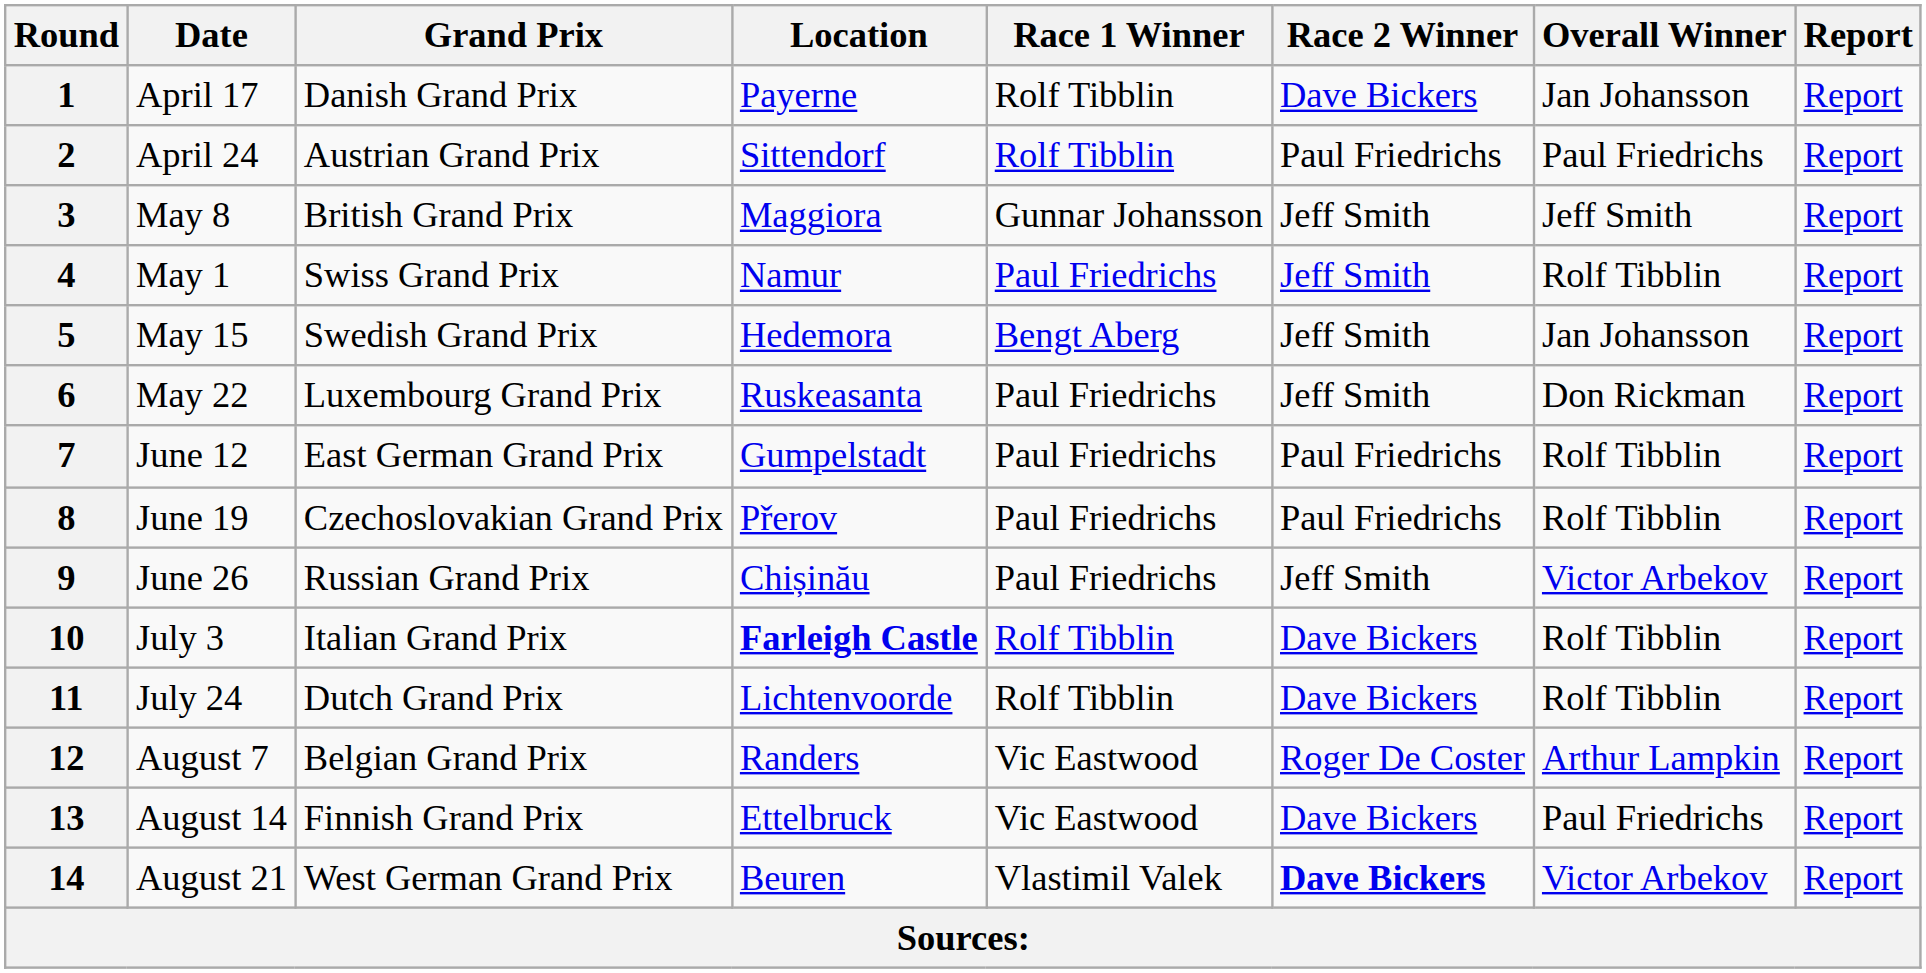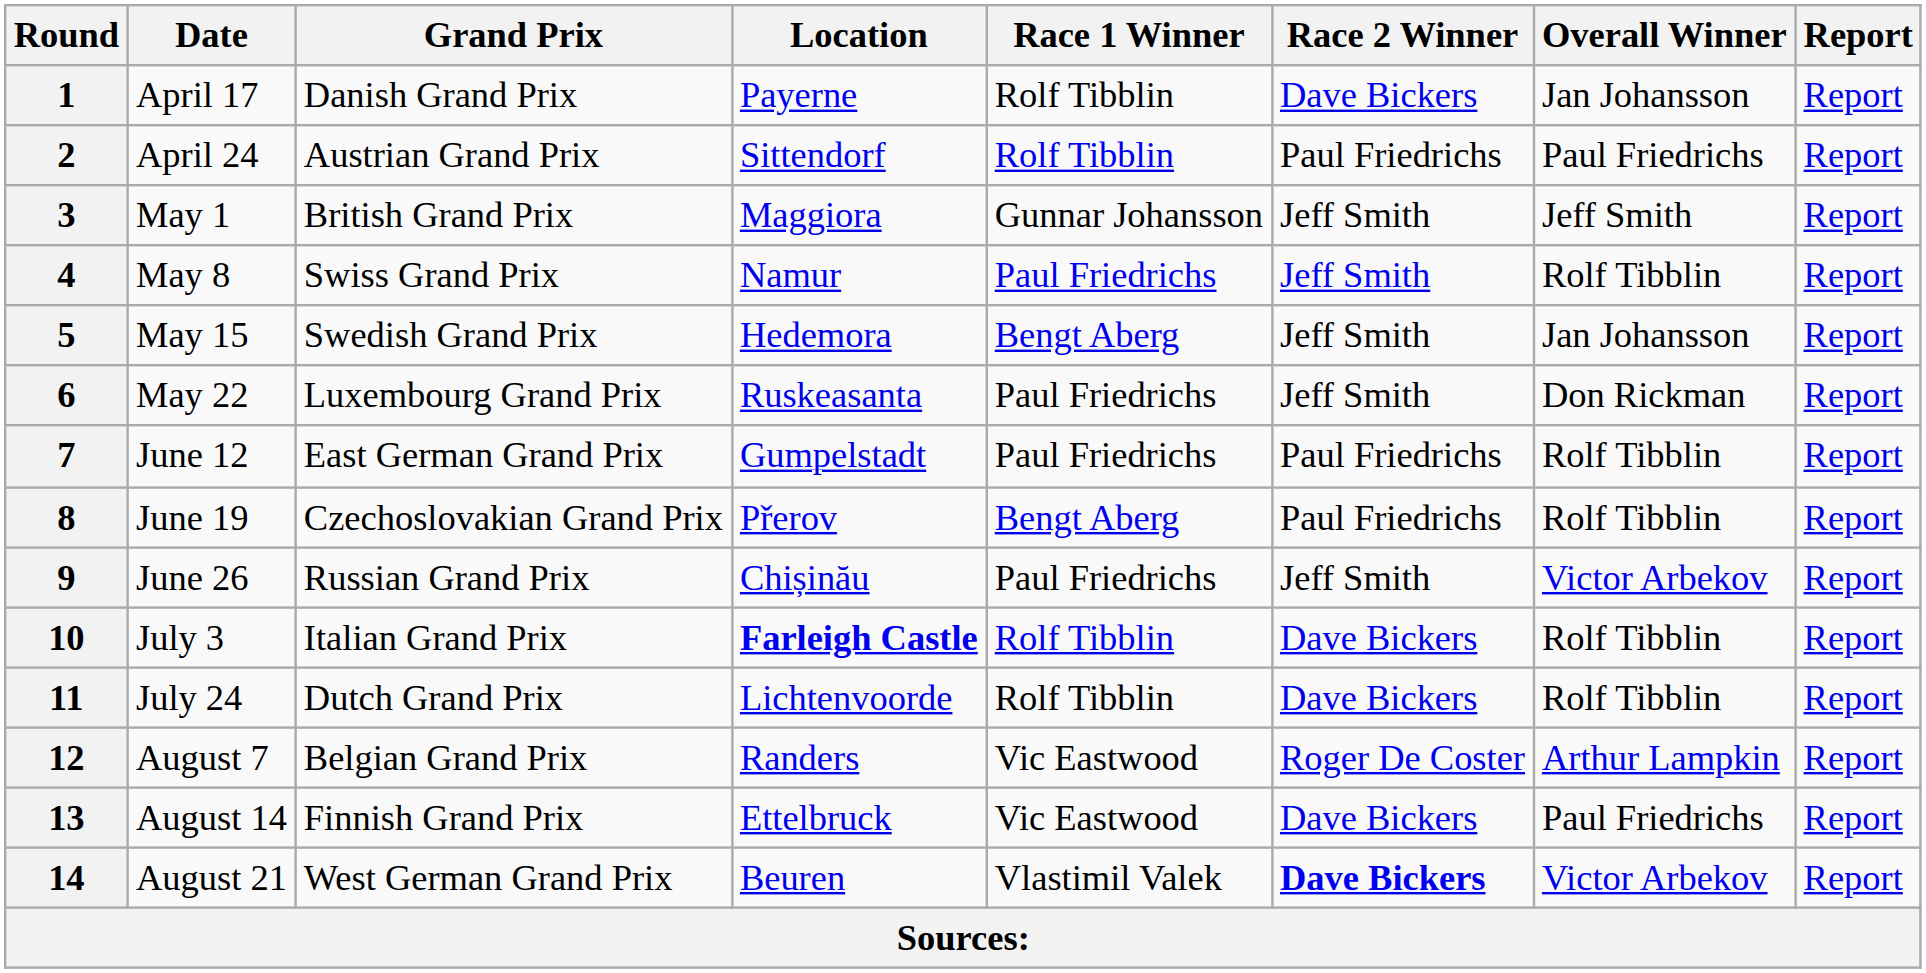(183, 215) May 8 -> (183, 215) May 1
(183, 275) May 1 -> (183, 275) May 8
(1106, 515) Paul Friedrichs -> (1087, 515) Bengt Aberg
